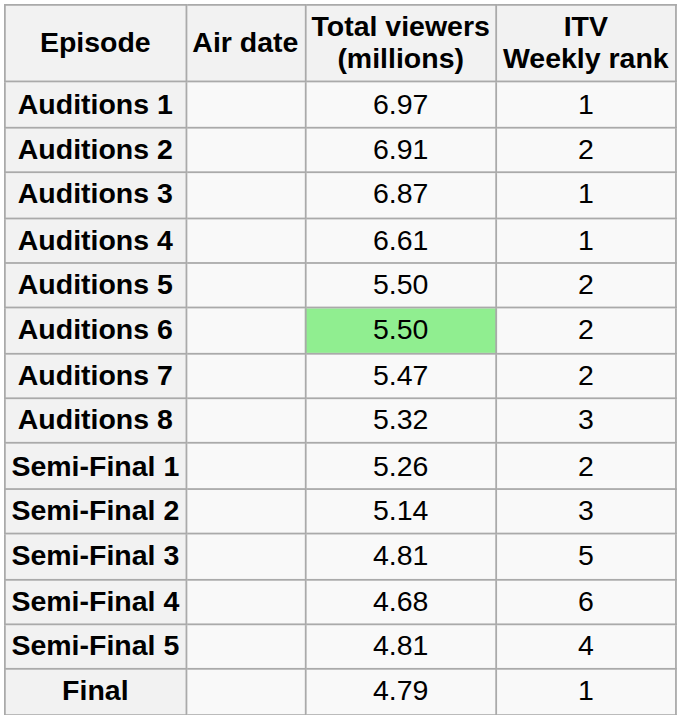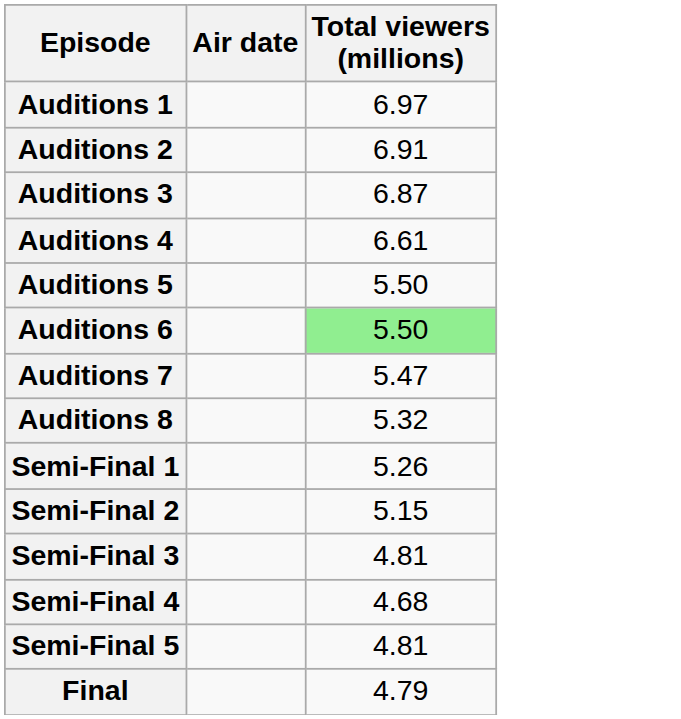- column: (586, 43)
(401, 510) 5.14 -> (401, 510) 5.15
